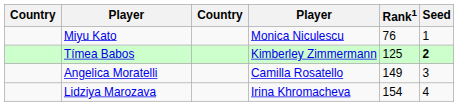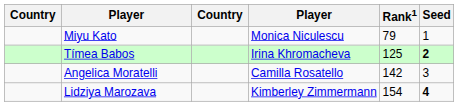(389, 35) 76 -> (389, 35) 79
(314, 54) Kimberley Zimmermann -> (301, 54) Irina Khromacheva
(392, 73) 149 -> (392, 73) 142
(301, 92) Irina Khromacheva -> (314, 92) Kimberley Zimmermann
(426, 92) normal -> (426, 92) bold
